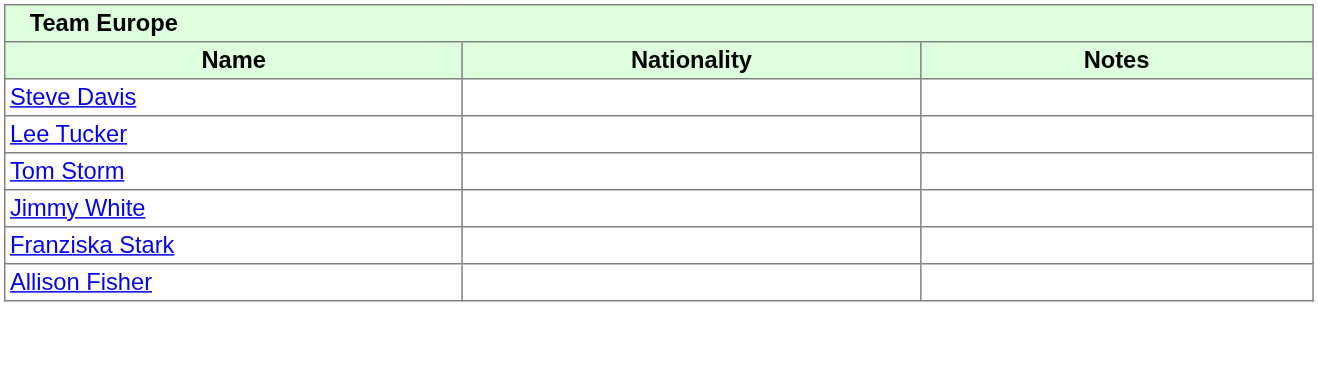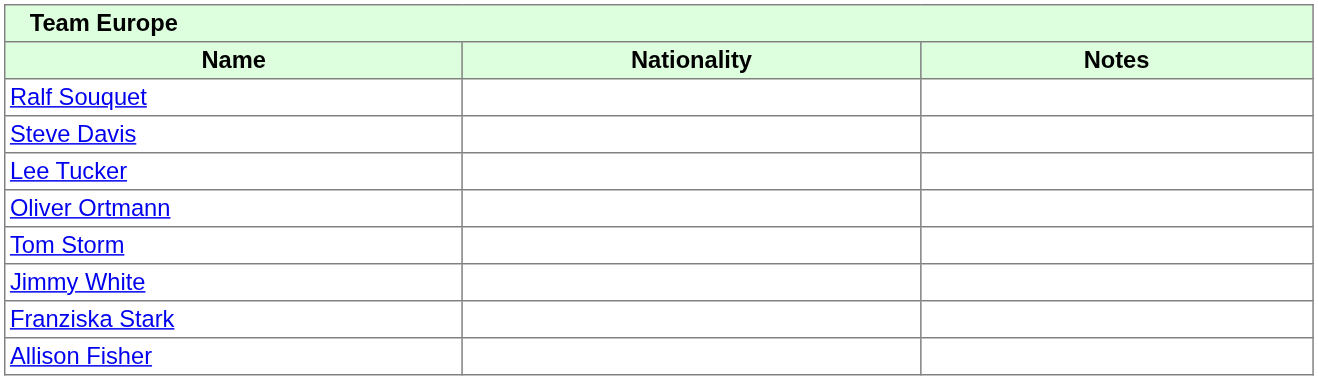+ row: (78, 96)
+ row: (90, 208)
